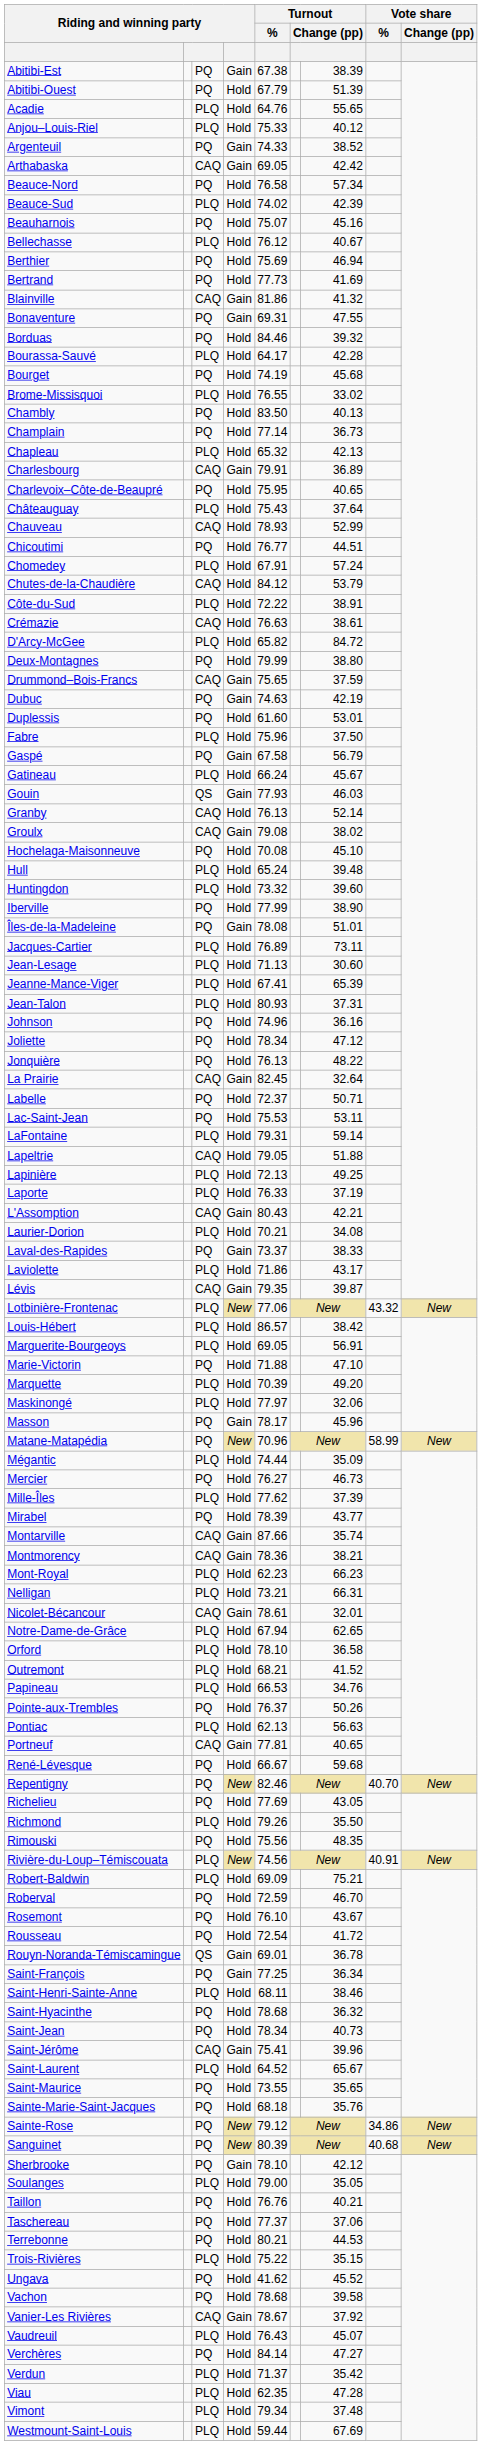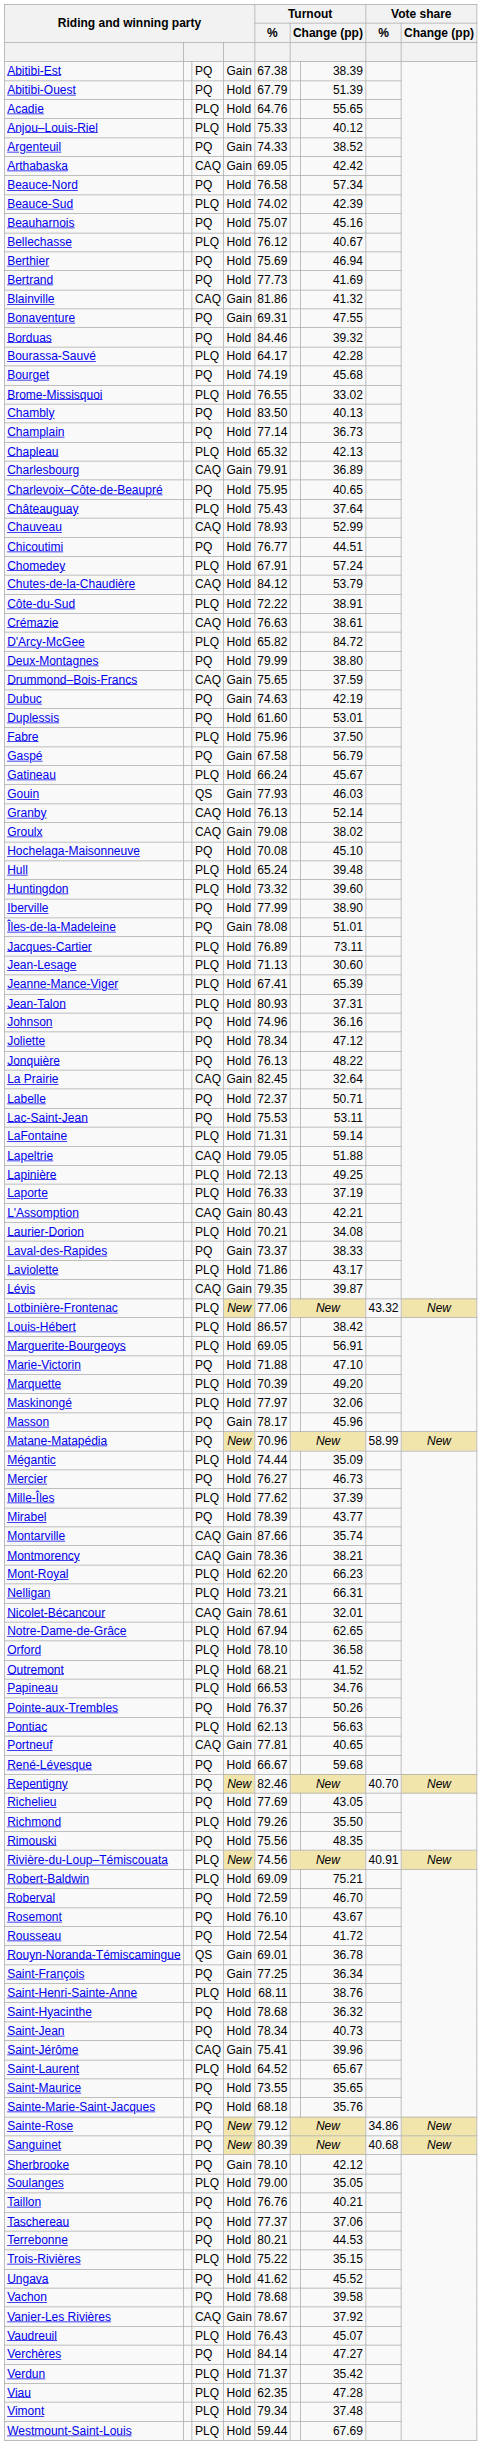(272, 1136) 79.31 -> (272, 1136) 71.31
(272, 1574) 62.23 -> (272, 1574) 62.20
(348, 1993) 38.46 -> (348, 1993) 38.76
